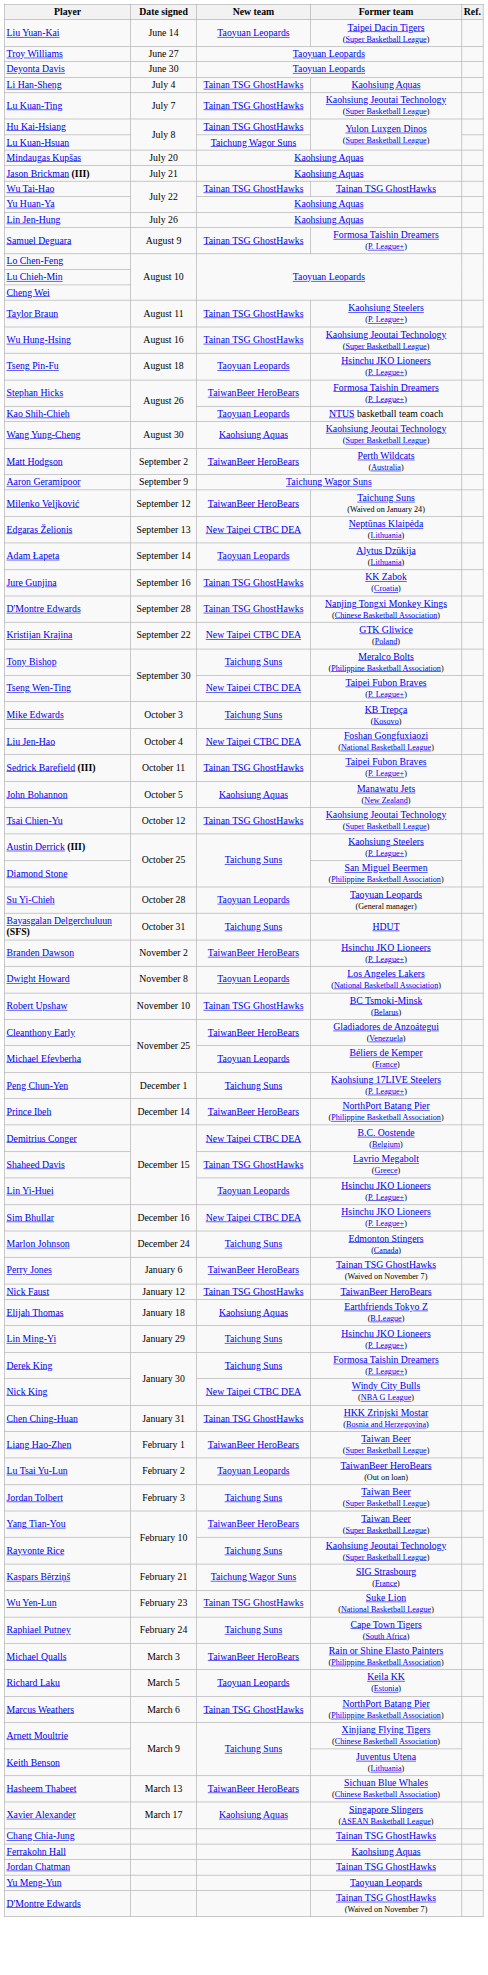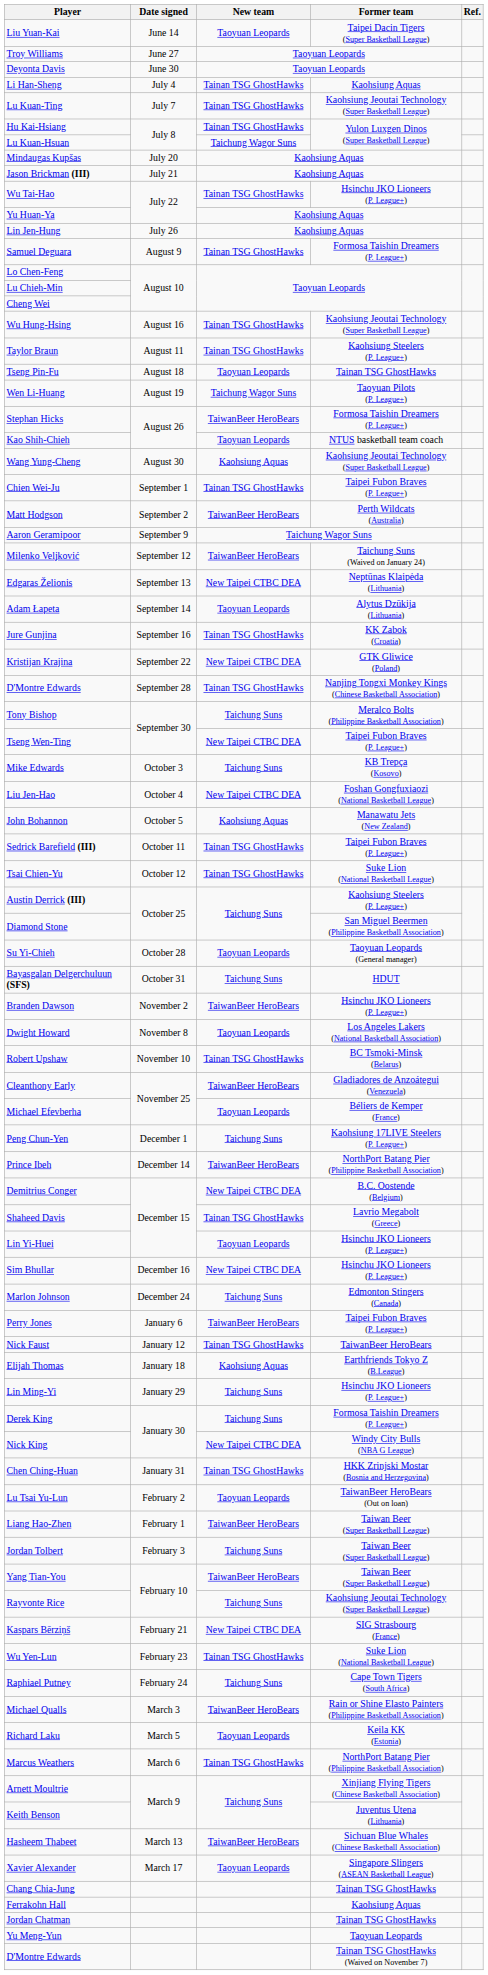(386, 188) Tainan TSG GhostHawks -> (386, 194) Hsinchu JKO Lioneers (P. League+)
rows swapped: (32, 313) <-> (39, 340)
(386, 366) Hsinchu JKO Lioneers (P. League+) -> (386, 372) Tainan TSG GhostHawks
+ row: (36, 393)
+ row: (33, 488)
rows swapped: (39, 635) <-> (44, 609)
rows swapped: (37, 794) <-> (51, 768)
(386, 821) Kaohsiung Jeoutai Technology (Super Basketball League) -> (386, 873) Suke Lion (National Basketball League)
(386, 1270) Tainan TSG GhostHawks (Waived on November 7) -> (386, 1323) Taipei Fubon Braves (P. League+)
rows swapped: (39, 1445) <-> (37, 1471)
(253, 1577) Taichung Wagor Suns -> (253, 1630) New Taipei CTBC DEA
(253, 1815) Kaohsiung Aquas -> (253, 1868) Taoyuan Leopards
